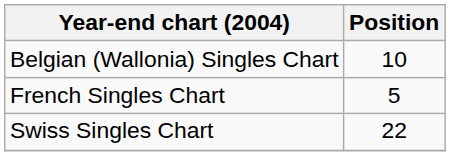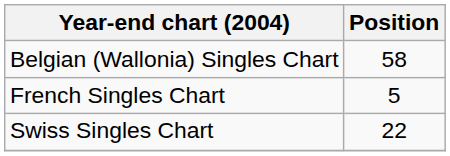(394, 58) 10 -> (394, 58) 58
